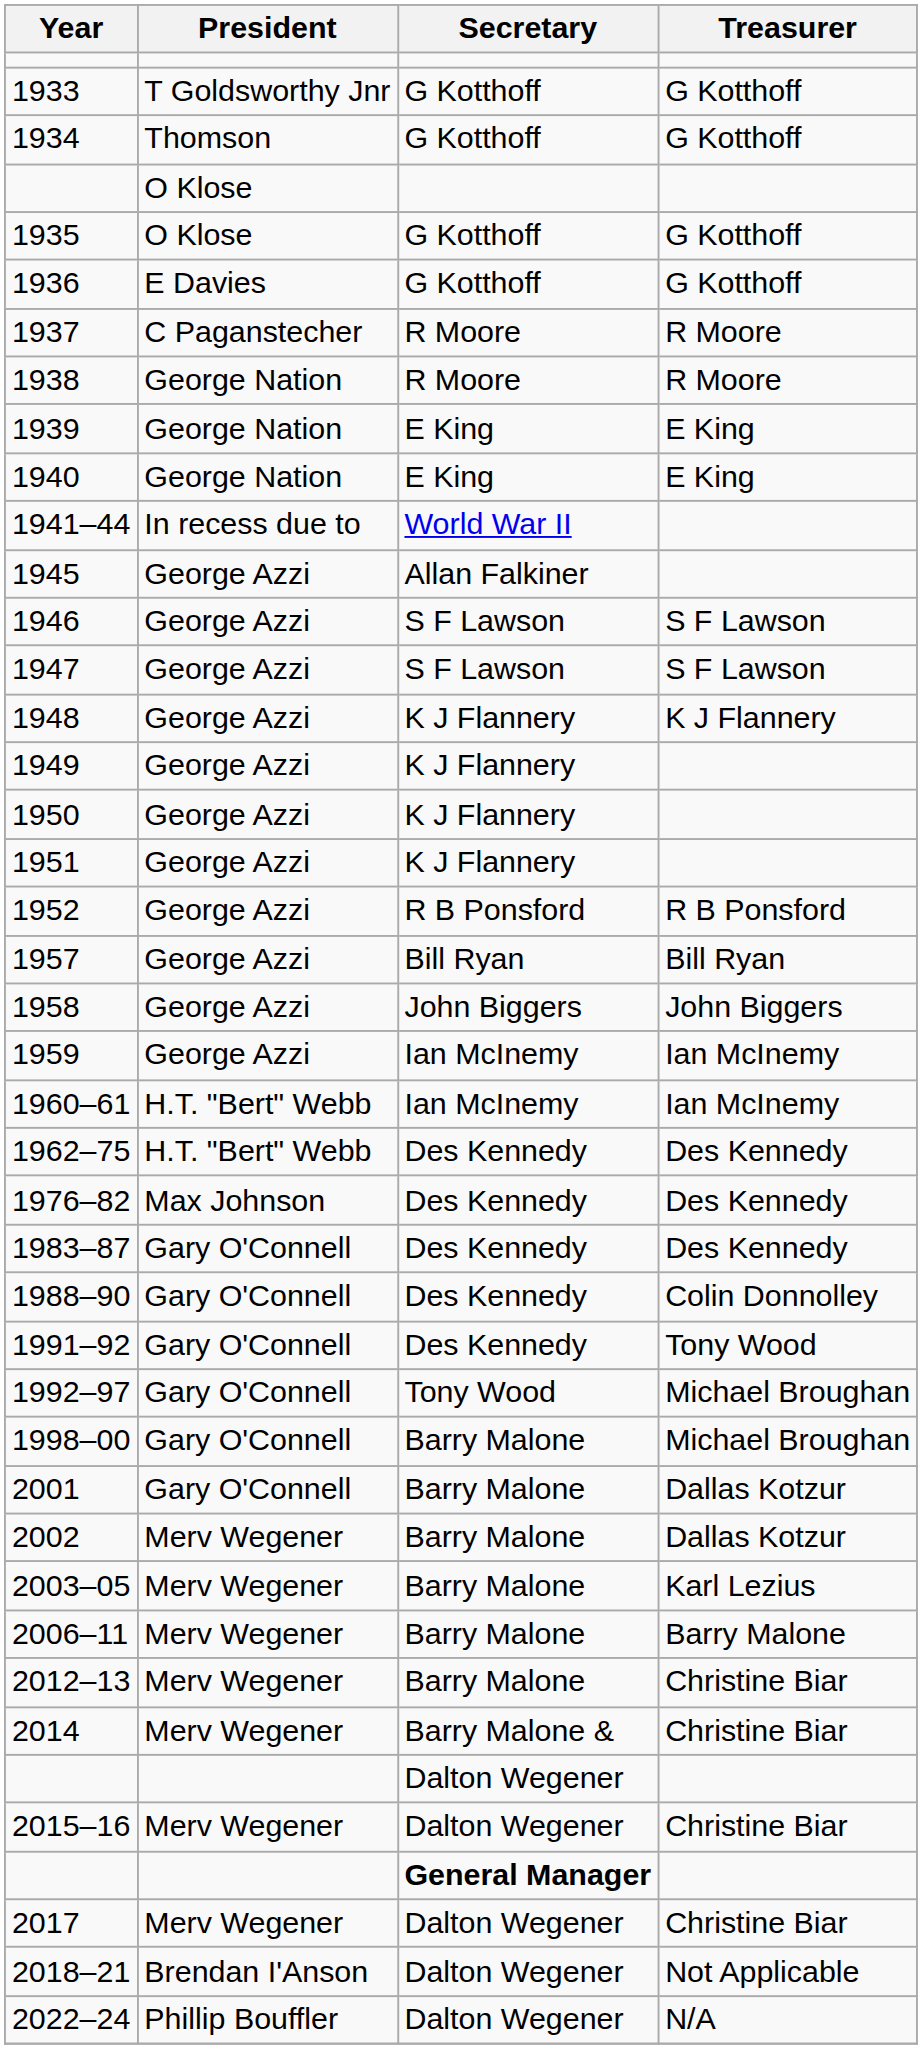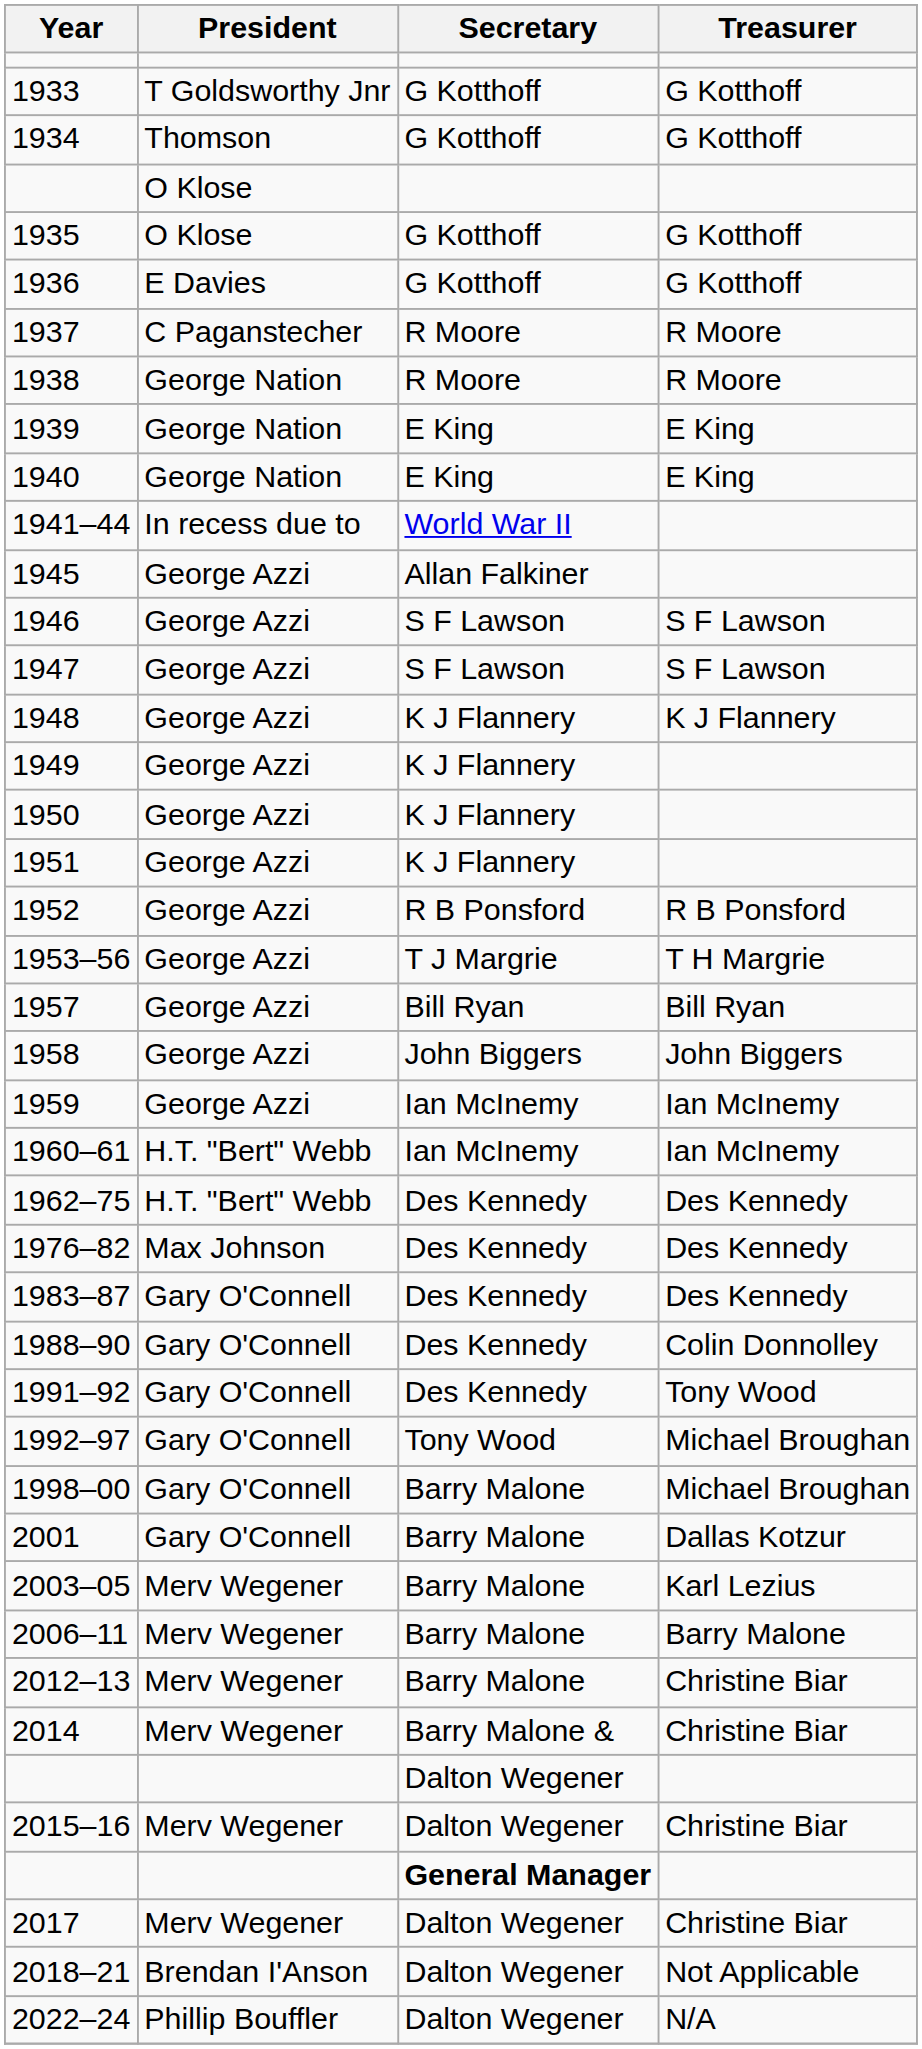+ row: (71, 958)
- row: (46, 1537)
